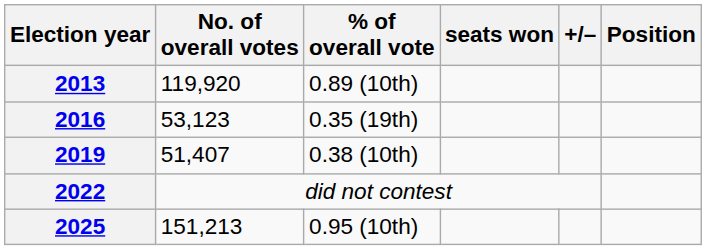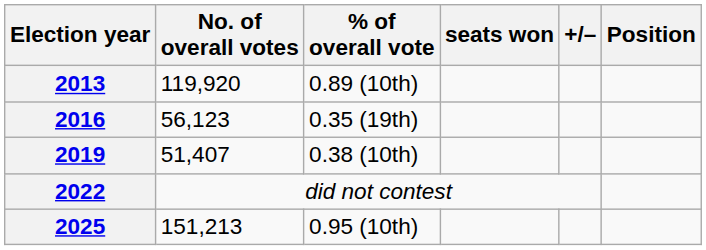(195, 119) 53,123 -> (195, 119) 56,123
